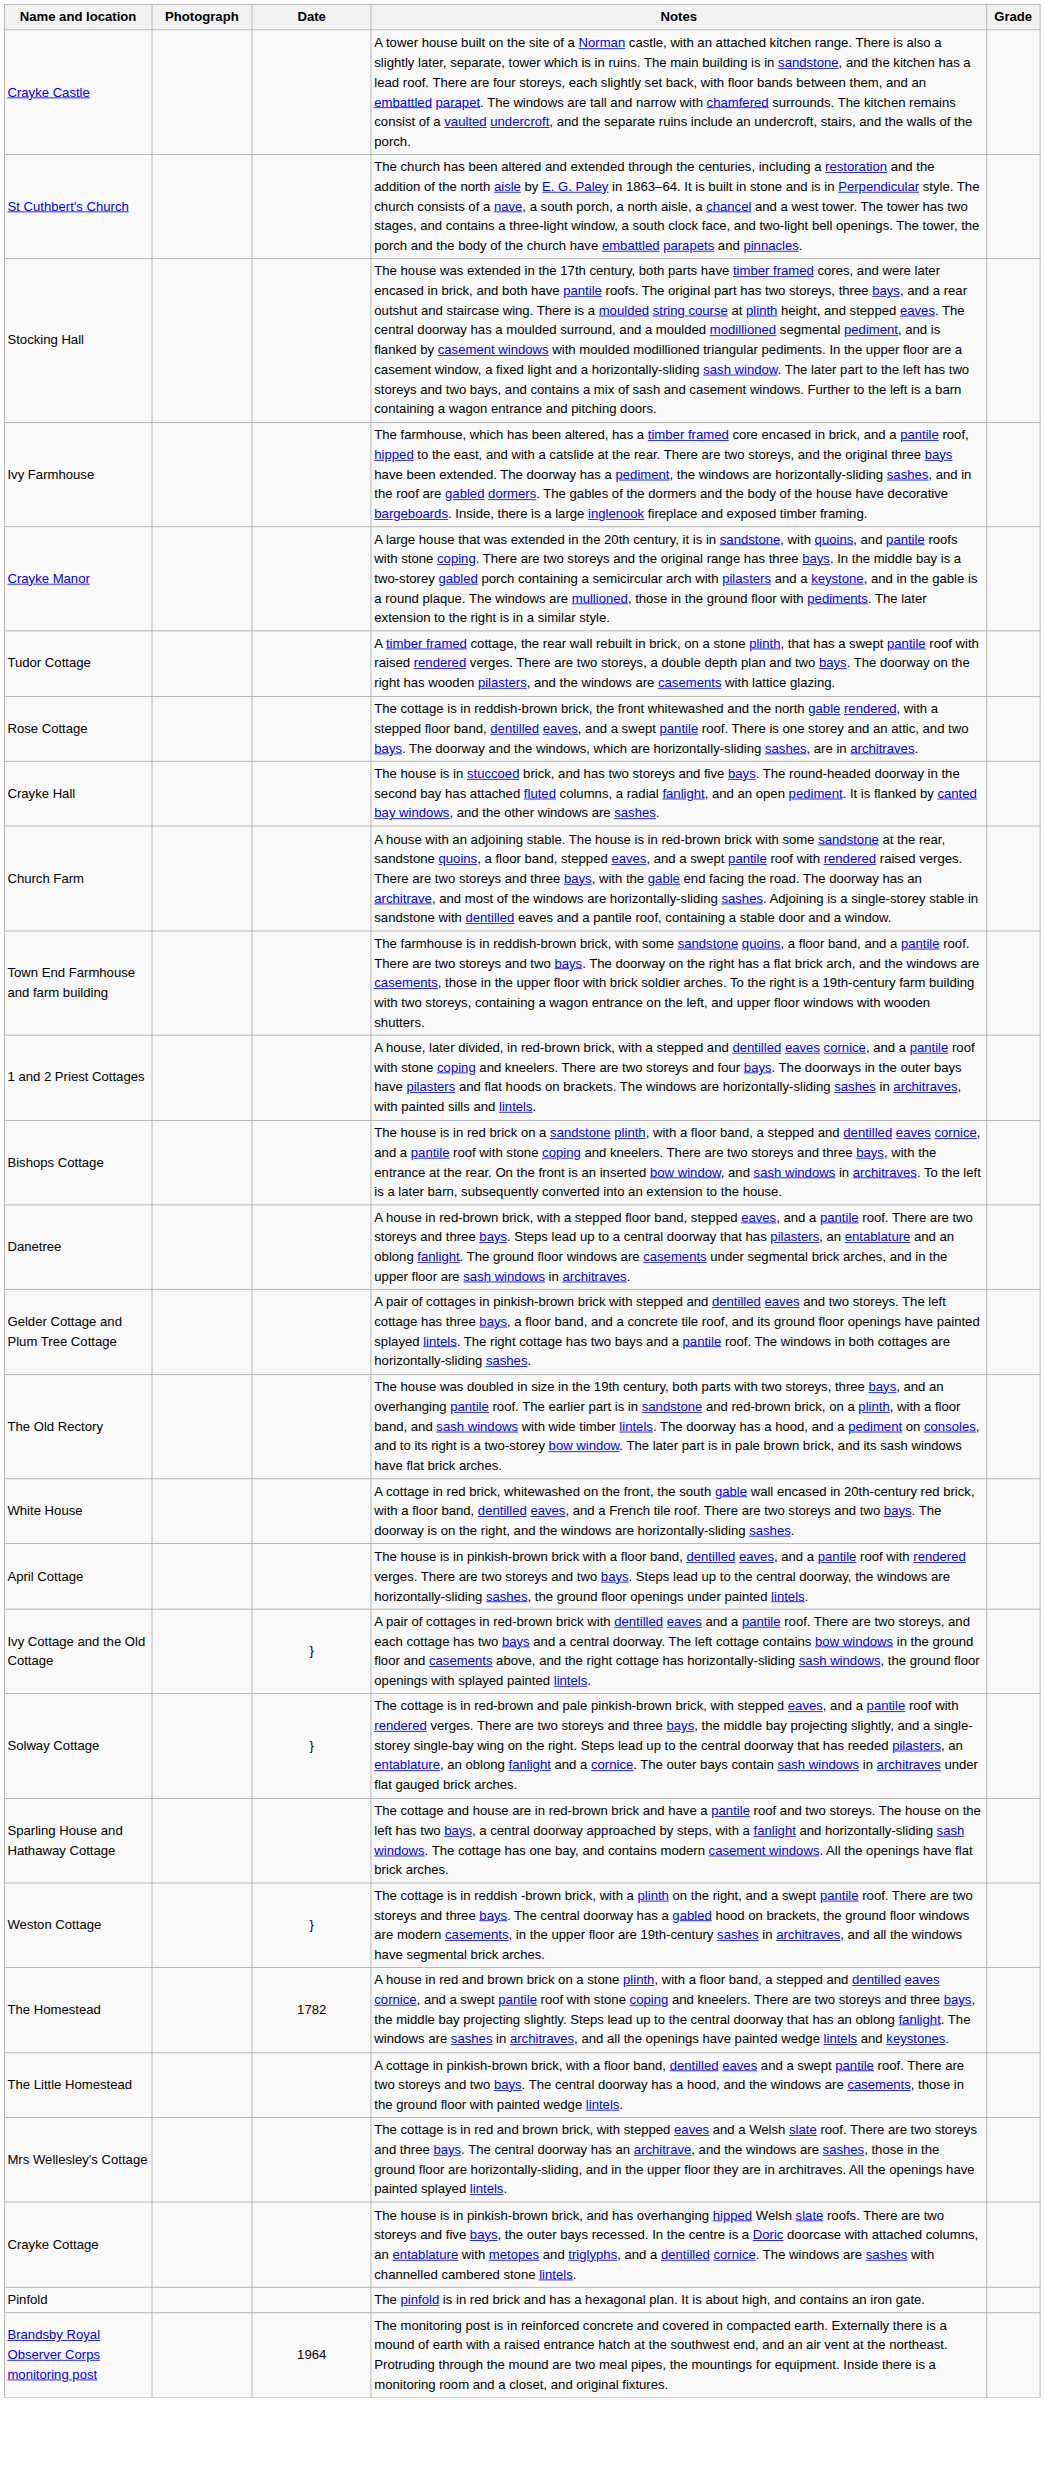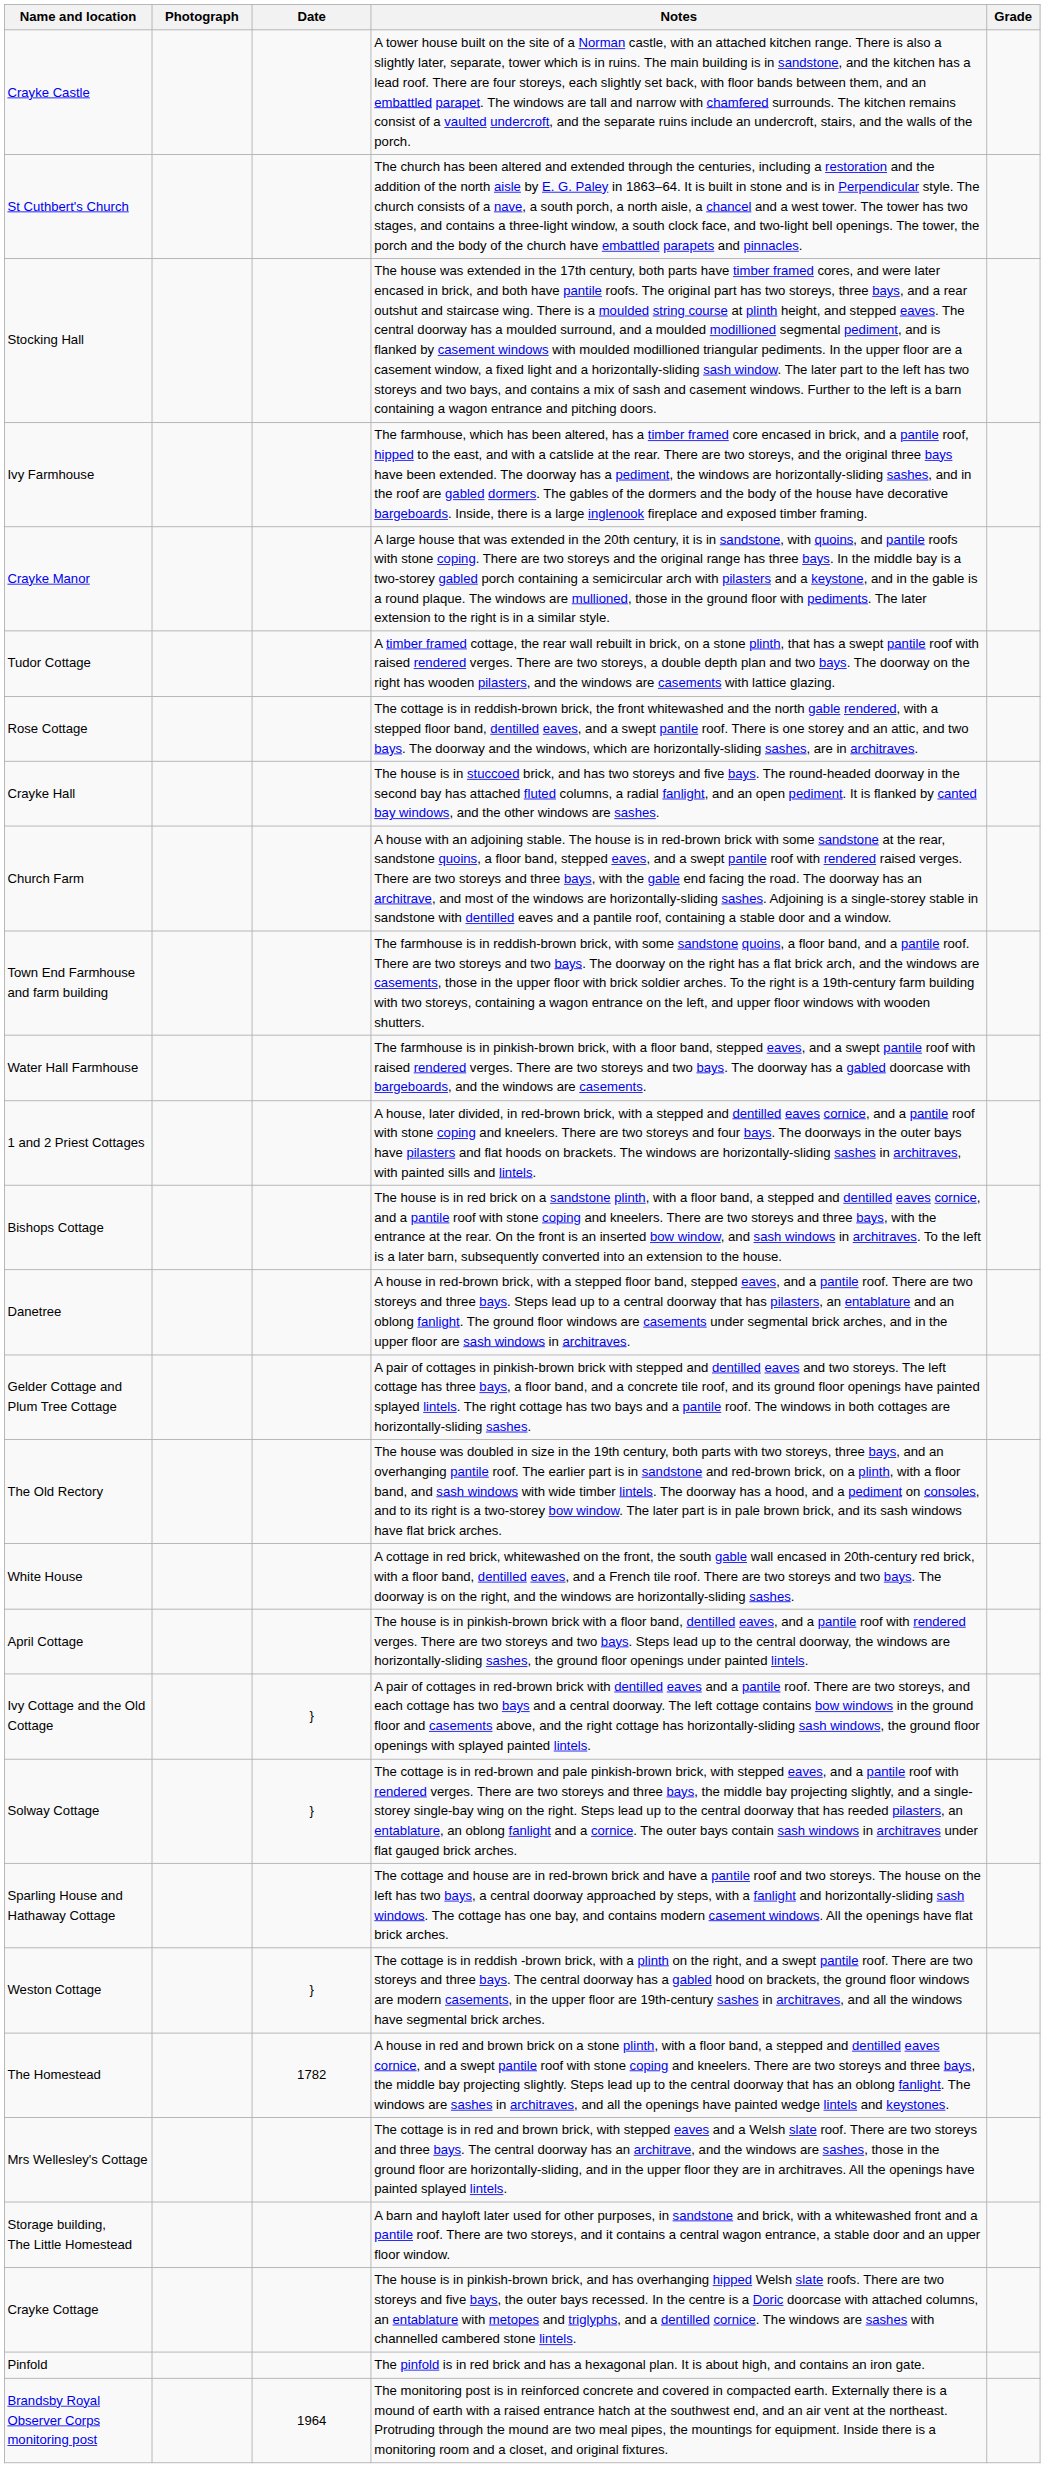+ row: (73, 1067)
- row: (70, 2085)
+ row: (70, 2234)
